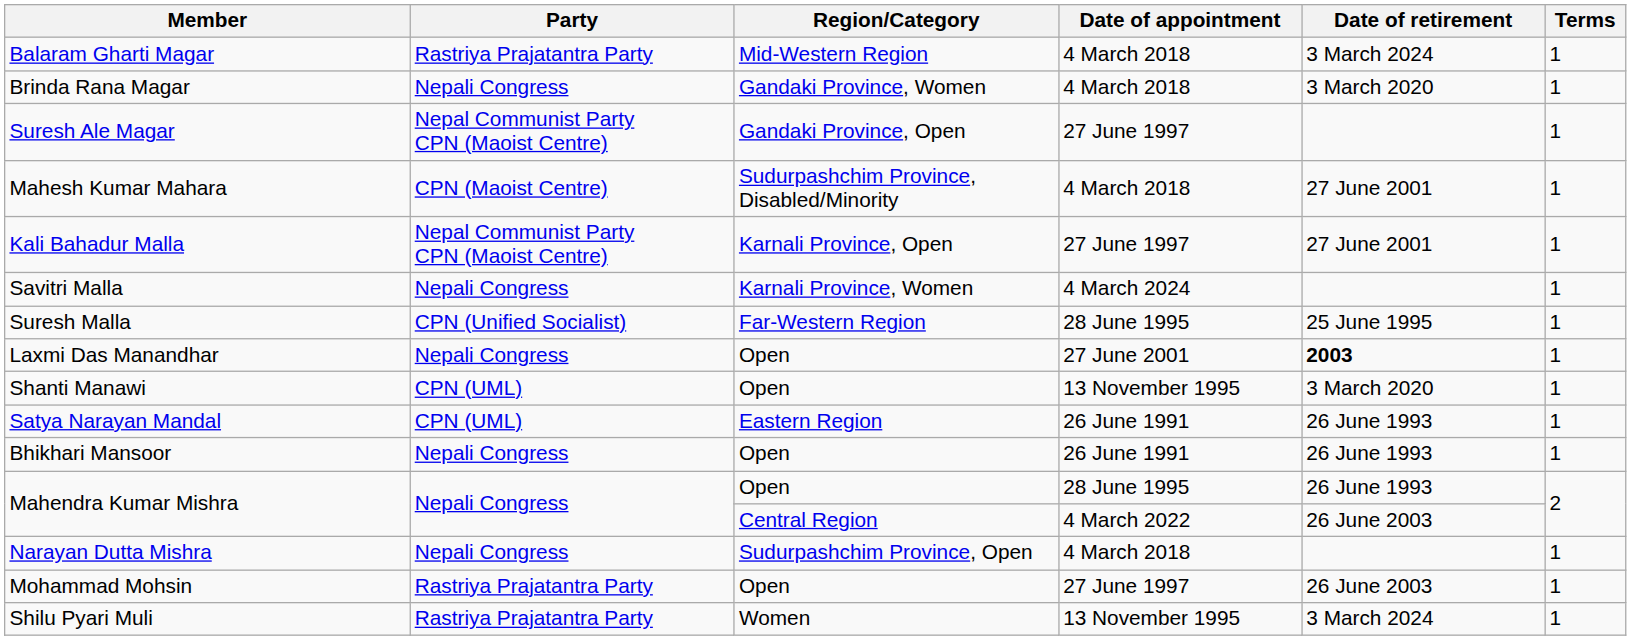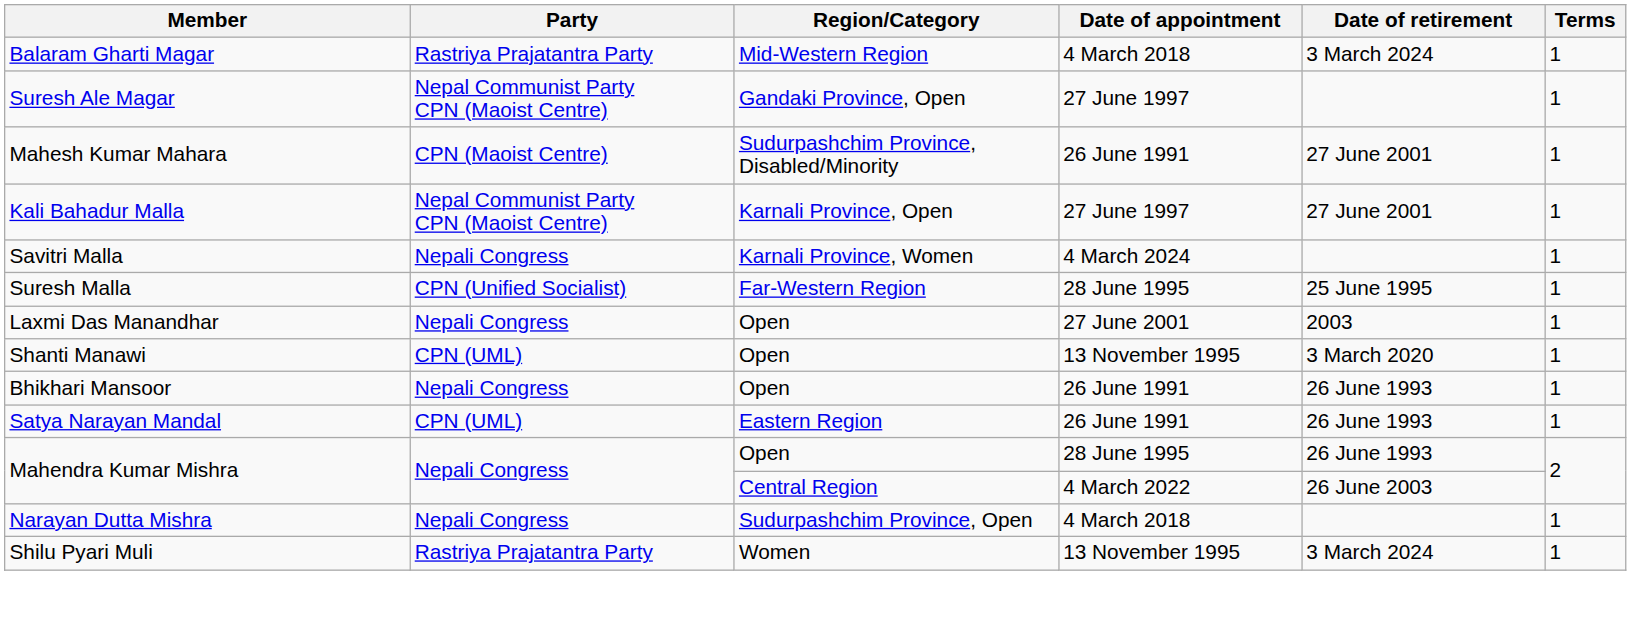- row: (100, 86)
(1127, 188) 4 March 2018 -> (1126, 155) 26 June 1991
(1329, 355) bold -> (1329, 322) normal
rows swapped: (115, 421) <-> (90, 454)
- row: (101, 586)
